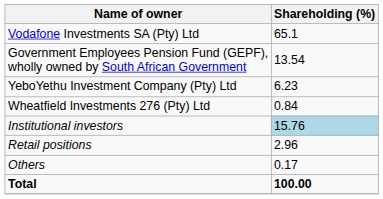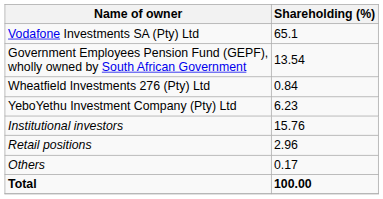rows swapped: (122, 86) <-> (109, 106)
(289, 125) lightblue background -> (289, 125) no background
